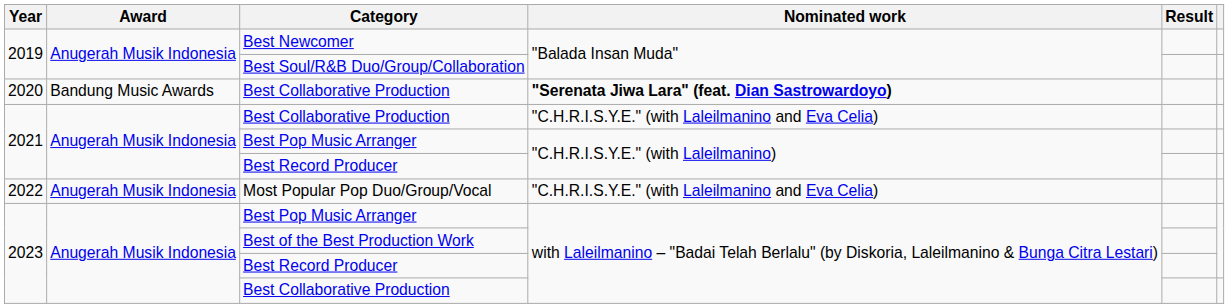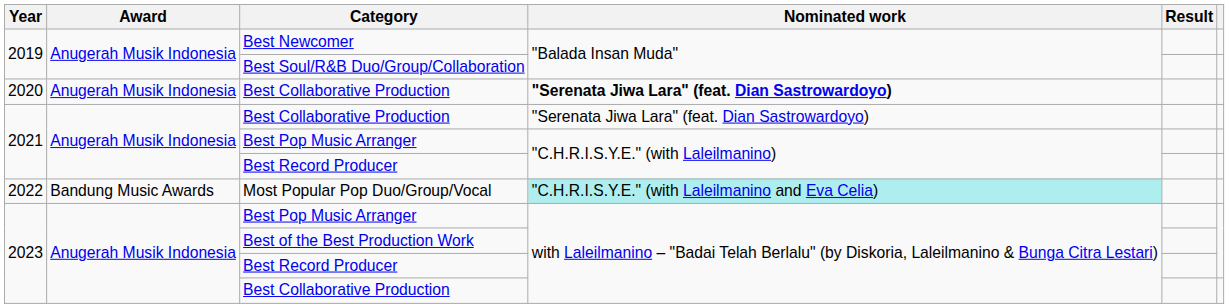(132, 91) Bandung Music Awards -> (143, 91) Anugerah Musik Indonesia
(705, 116) "C.H.R.I.S.Y.E." (with Laleilmanino and Eva Celia) -> (700, 116) "Serenata Jiwa Lara" (feat. Dian Sastrowardoyo)
(143, 191) Anugerah Musik Indonesia -> (132, 191) Bandung Music Awards
(705, 191) no background -> (705, 191) paleturquoise background
